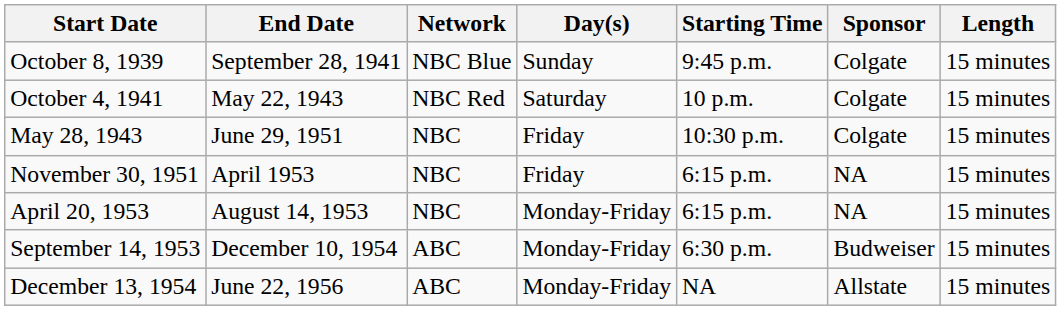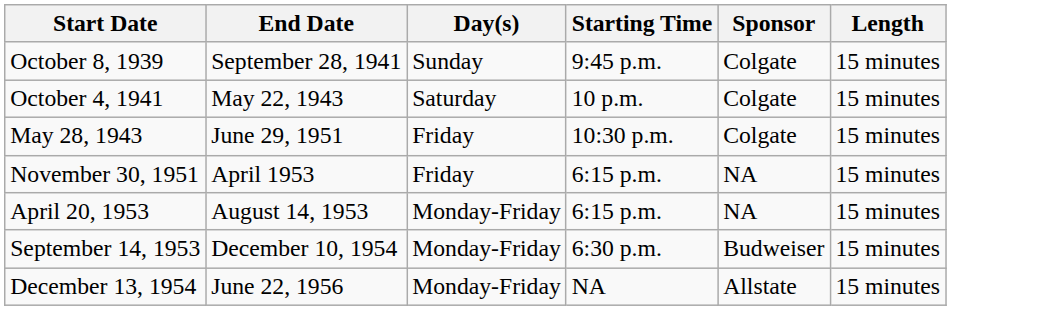- column: (462, 23)
